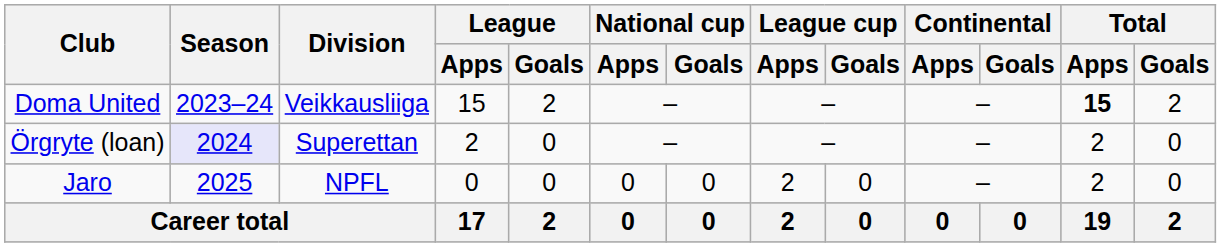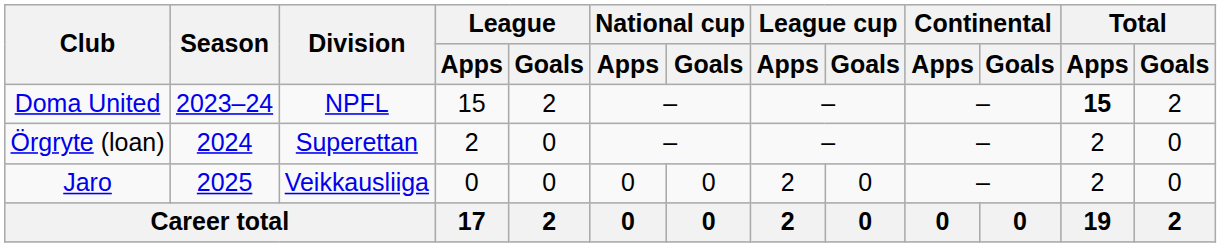(357, 103) Veikkausliiga -> (357, 103) NPFL
(225, 143) lavender background -> (225, 143) no background
(357, 182) NPFL -> (357, 182) Veikkausliiga
